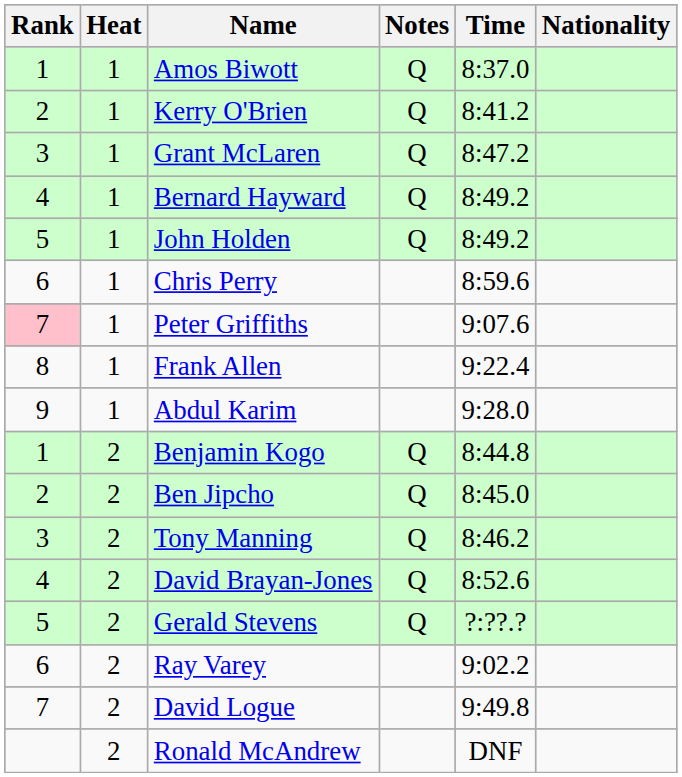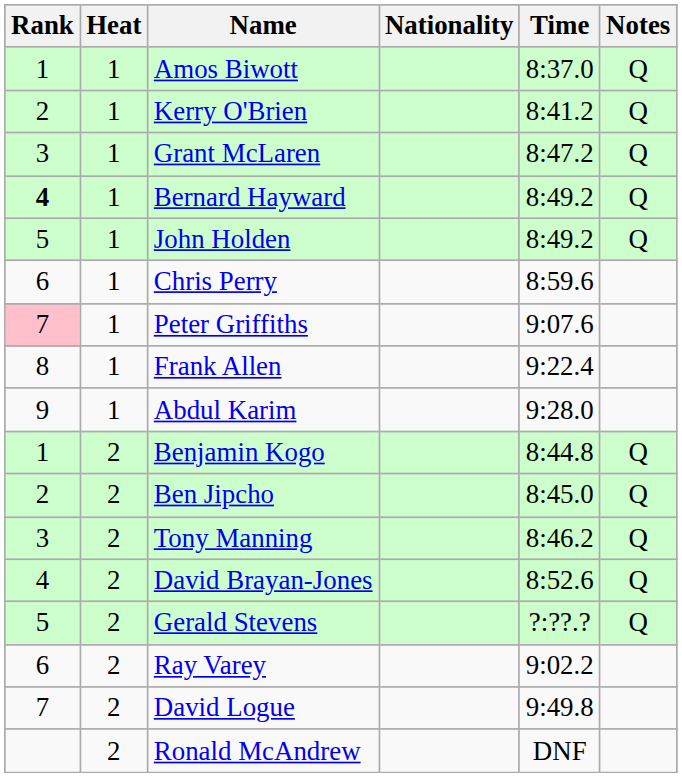columns swapped: (606, 25) <-> (417, 25)
(42, 196) normal -> (42, 196) bold
